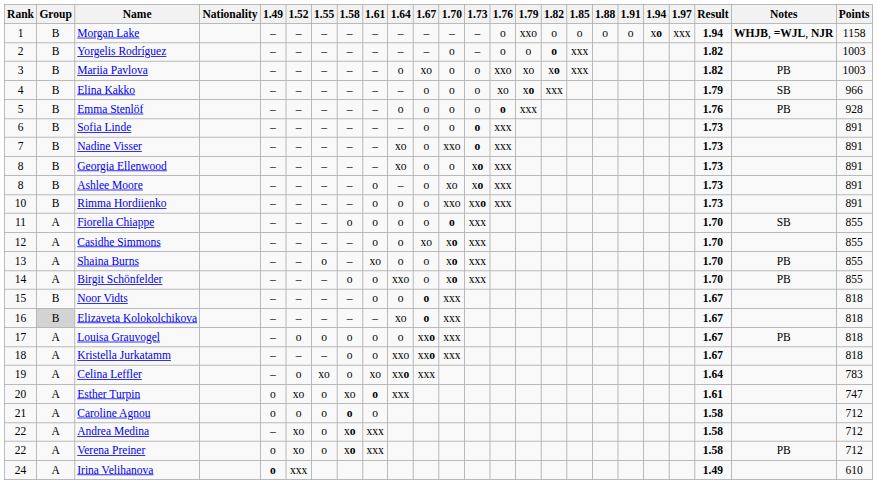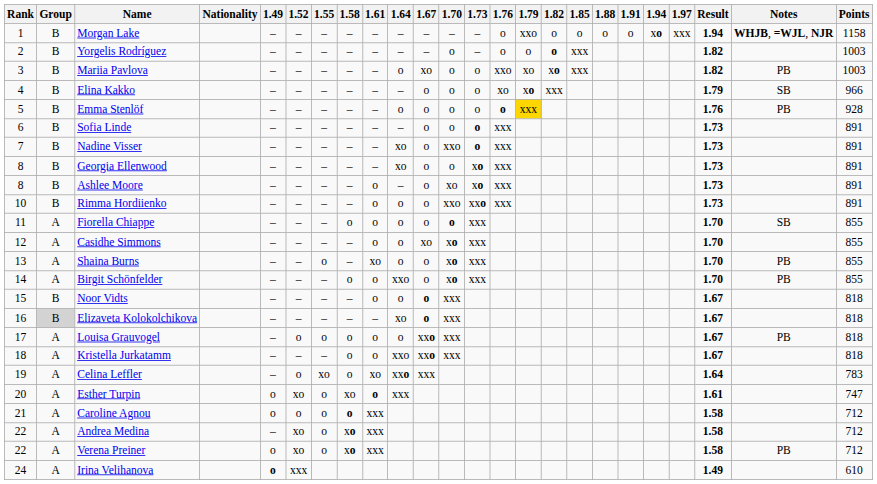(528, 109) no background -> (528, 109) gold background
(375, 413) o -> (375, 413) xxx
